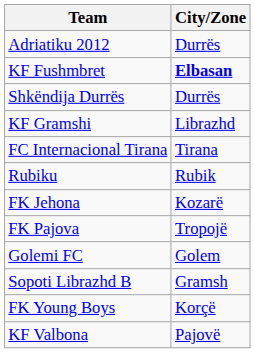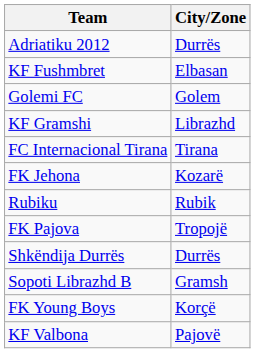(204, 70) bold -> (201, 70) normal
rows swapped: (46, 255) <-> (66, 96)
rows swapped: (44, 202) <-> (33, 176)
